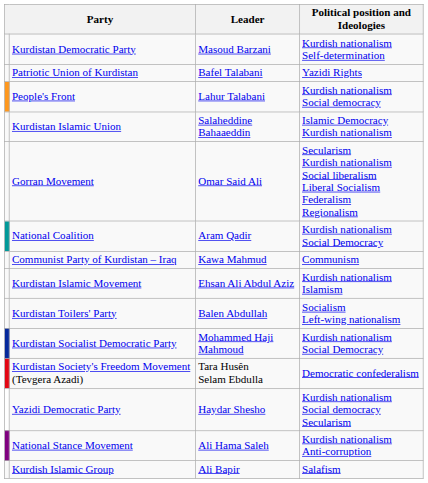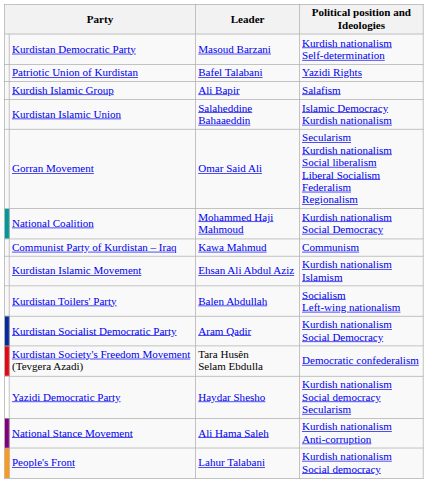rows swapped: (63, 469) <-> (43, 96)
(225, 236) Aram Qadir -> (236, 223) Mohammed Haji Mahmoud
(236, 343) Mohammed Haji Mahmoud -> (225, 331) Aram Qadir
